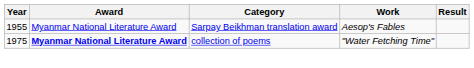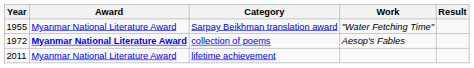(373, 27) Aesop's Fables -> (388, 27) "Water Fetching Time"
(17, 41) 1975 -> (17, 41) 1972
(388, 41) "Water Fetching Time" -> (373, 41) Aesop's Fables
+ row: (233, 56)
